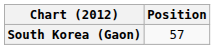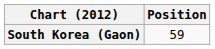(177, 35) 57 -> (177, 35) 59
